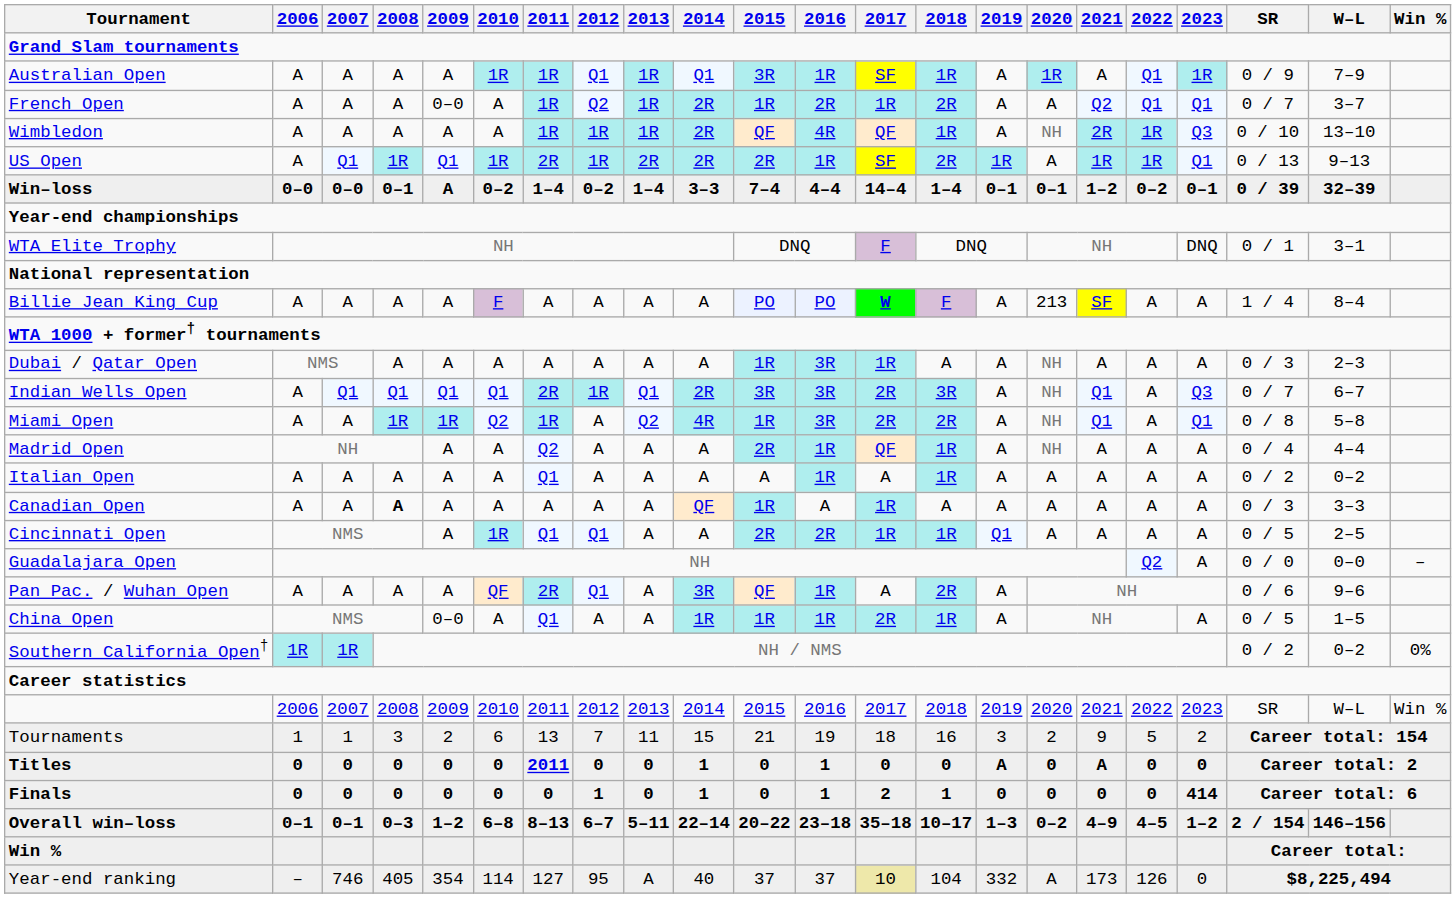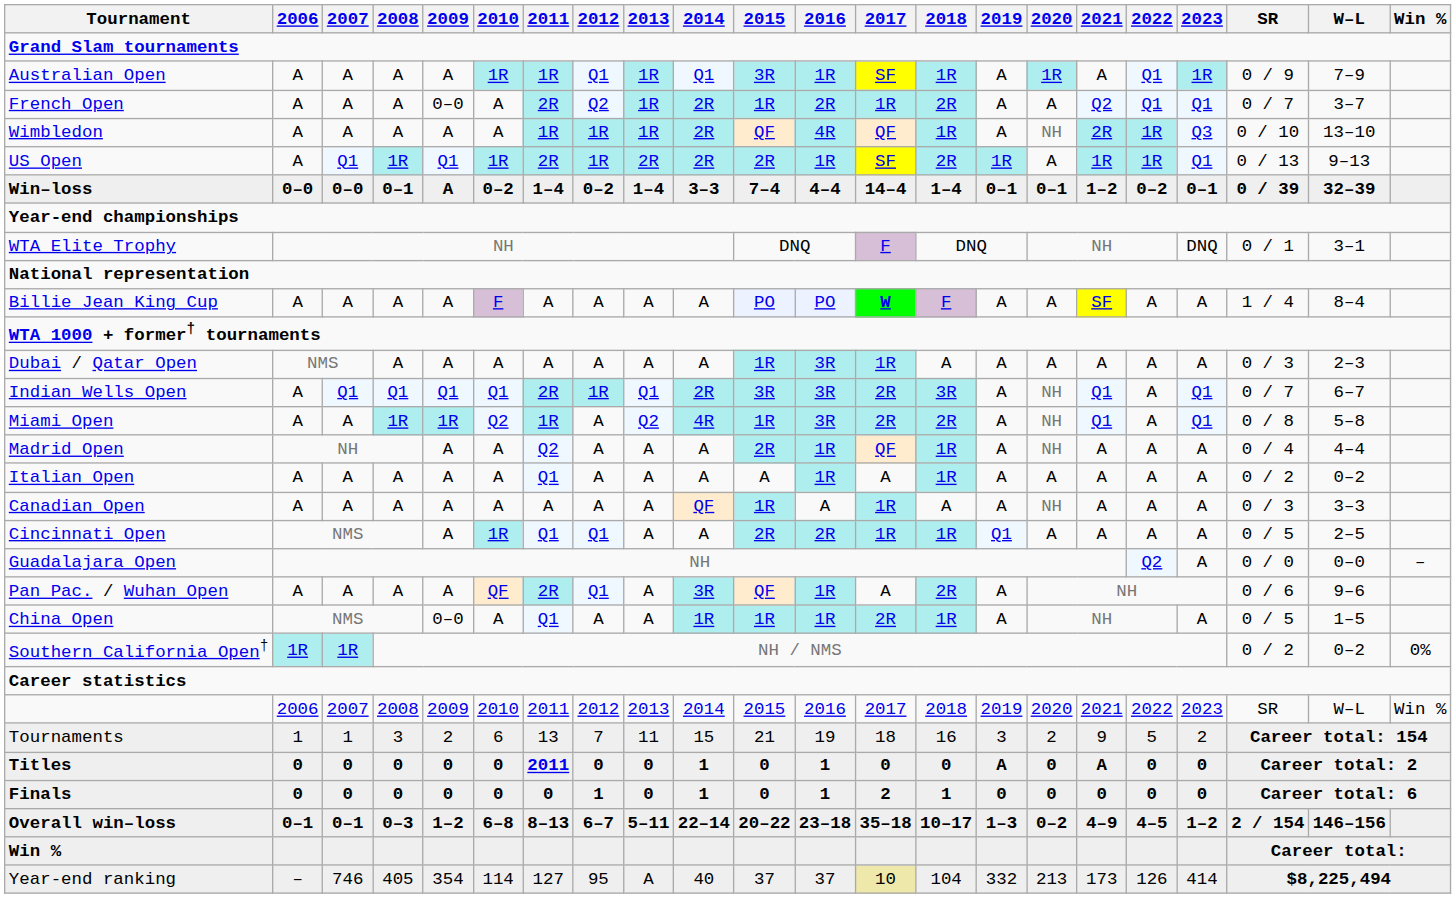(548, 104) 1R -> (548, 104) 2R
(1052, 303) 213 -> (1052, 303) A
(1052, 364) NH -> (1052, 364) A
(1202, 392) Q3 -> (1202, 392) Q1
(398, 506) bold -> (398, 506) normal
(1052, 506) A -> (1052, 506) NH
(1202, 794) 414 -> (1202, 794) 0
(1052, 880) A -> (1052, 880) 213
(1202, 880) 0 -> (1202, 880) 414
